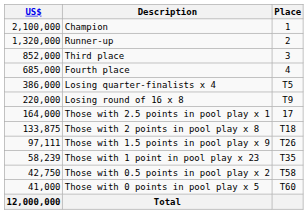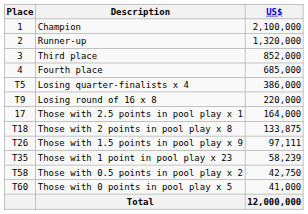columns swapped: (288, 12) <-> (33, 12)
